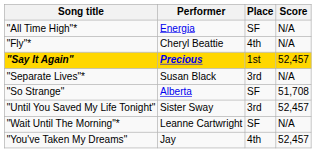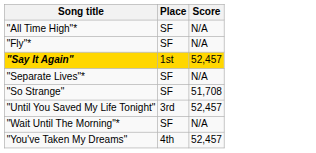- column: (201, 12)
(254, 44) 4th -> (166, 44) SF
(254, 76) 3rd -> (166, 76) SF
